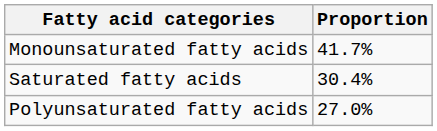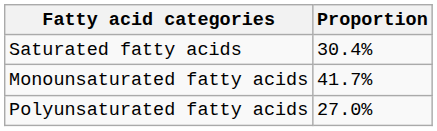rows swapped: (125, 80) <-> (159, 50)
